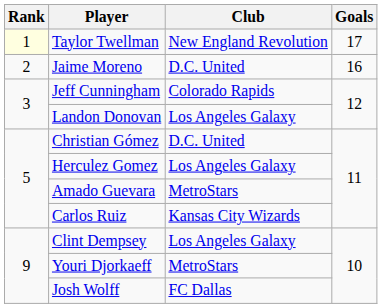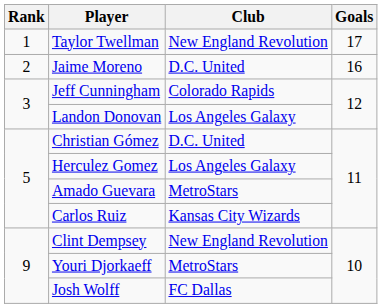(26, 41) lightyellow background -> (26, 41) no background
(232, 240) Los Angeles Galaxy -> (248, 240) New England Revolution
